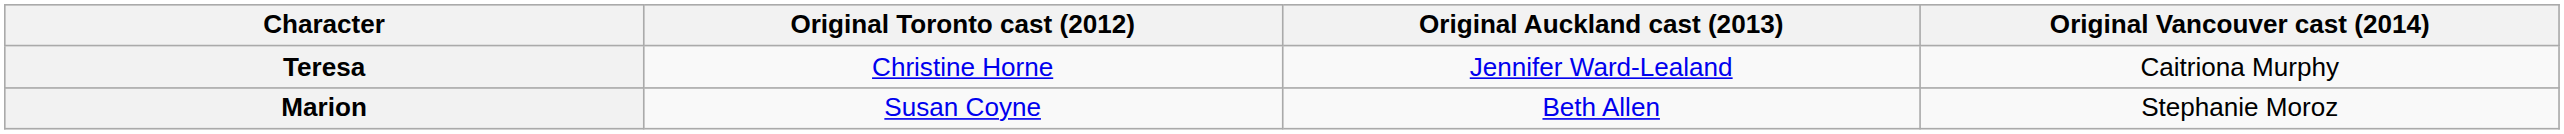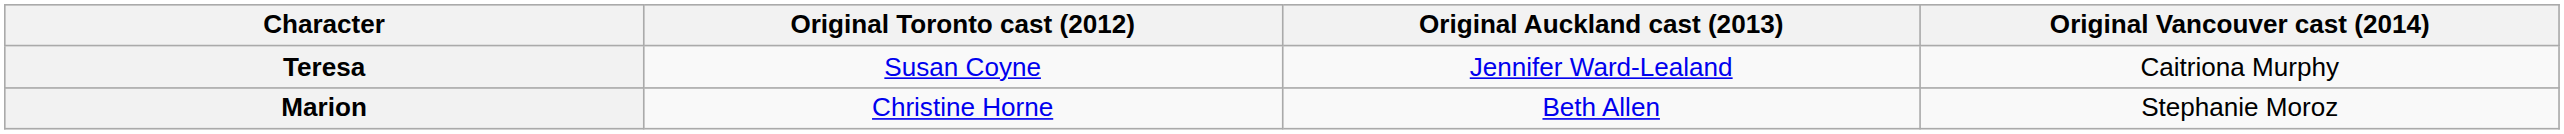(963, 66) Christine Horne -> (963, 66) Susan Coyne
(963, 107) Susan Coyne -> (963, 107) Christine Horne
